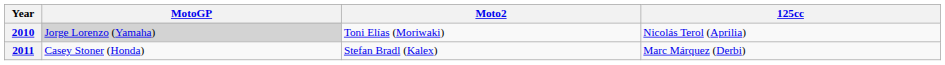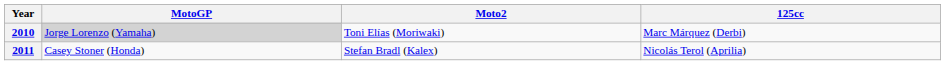(695, 32) Nicolás Terol (Aprilia) -> (694, 32) Marc Márquez (Derbi)
(694, 51) Marc Márquez (Derbi) -> (695, 51) Nicolás Terol (Aprilia)
